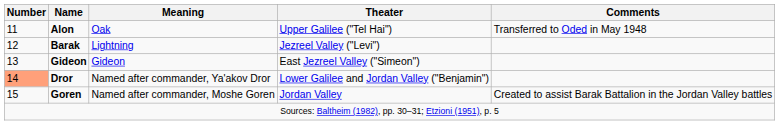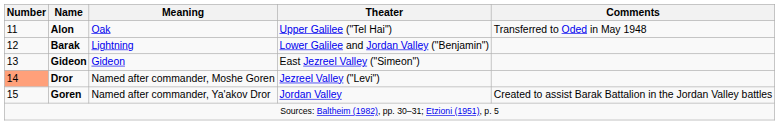(330, 45) Jezreel Valley ("Levi") -> (384, 45) Lower Galilee and Jordan Valley ("Benjamin")
(181, 78) Named after commander, Ya'akov Dror -> (183, 78) Named after commander, Moshe Goren
(384, 78) Lower Galilee and Jordan Valley ("Benjamin") -> (330, 78) Jezreel Valley ("Levi")
(183, 95) Named after commander, Moshe Goren -> (181, 95) Named after commander, Ya'akov Dror
